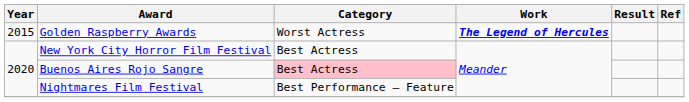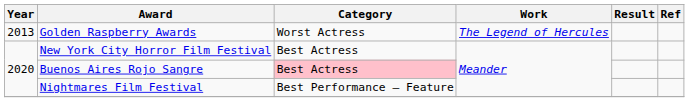(21, 32) 2015 -> (21, 32) 2013
(534, 32) bold -> (534, 32) normal
